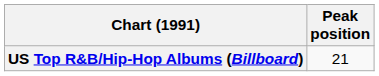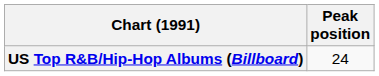(340, 58) 21 -> (340, 58) 24
